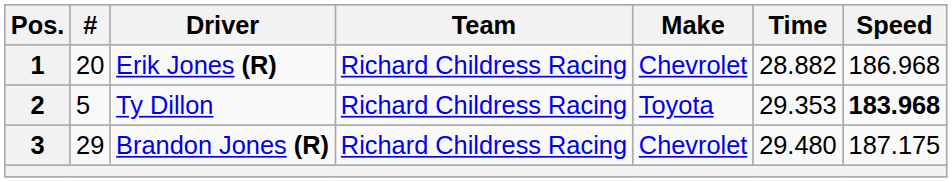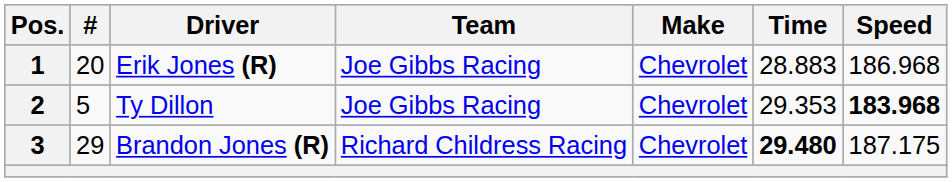(484, 65) Richard Childress Racing -> (441, 65) Joe Gibbs Racing
(798, 65) 28.882 -> (798, 65) 28.883
(484, 105) Richard Childress Racing -> (441, 105) Joe Gibbs Racing
(676, 105) Toyota -> (693, 105) Chevrolet
(798, 146) normal -> (798, 146) bold
